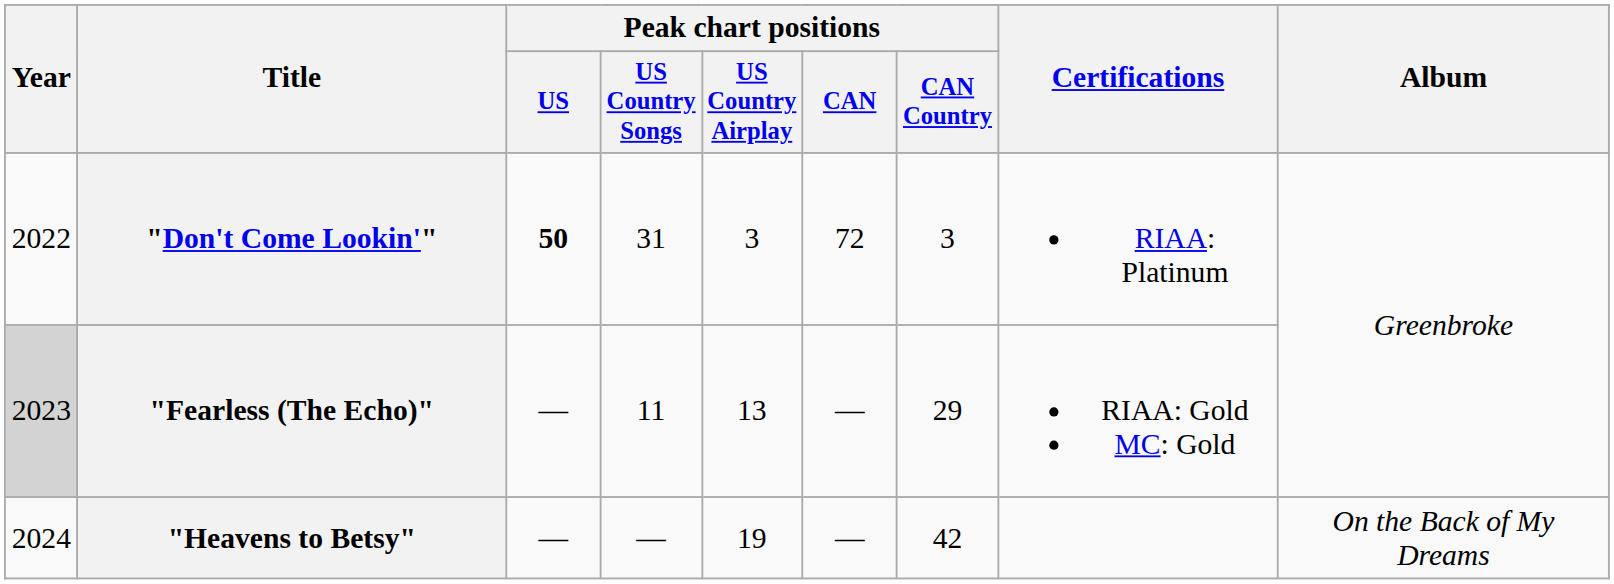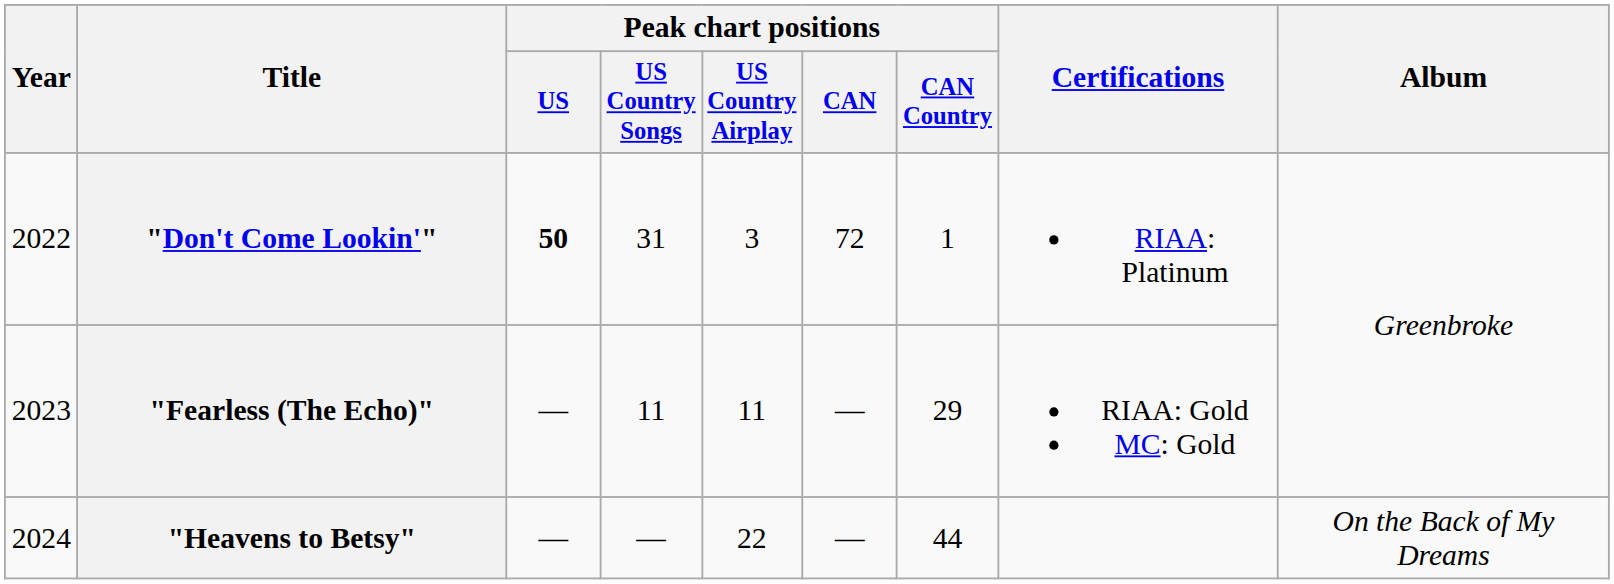(948, 238) 3 -> (948, 238) 1
(41, 411) lightgrey background -> (41, 411) no background
(752, 411) 13 -> (752, 411) 11
(752, 537) 19 -> (752, 537) 22
(948, 537) 42 -> (948, 537) 44
